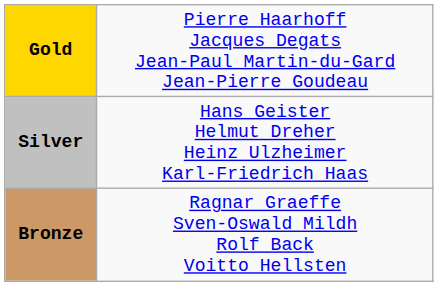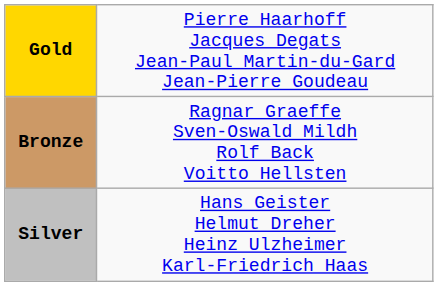rows swapped: (51, 143) <-> (51, 235)
